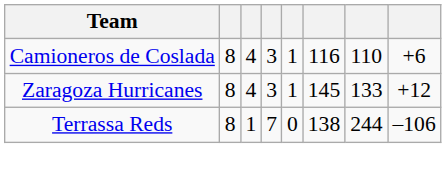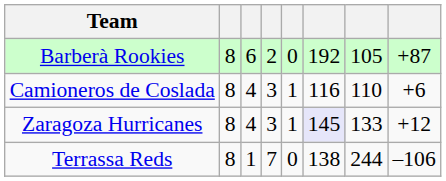+ row: (112, 55)
(324, 90) no background -> (324, 124) lavender background
